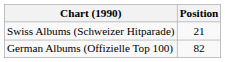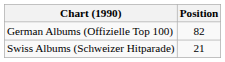rows swapped: (90, 48) <-> (91, 31)
